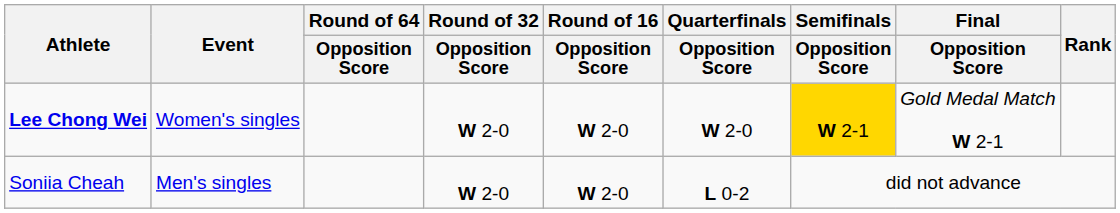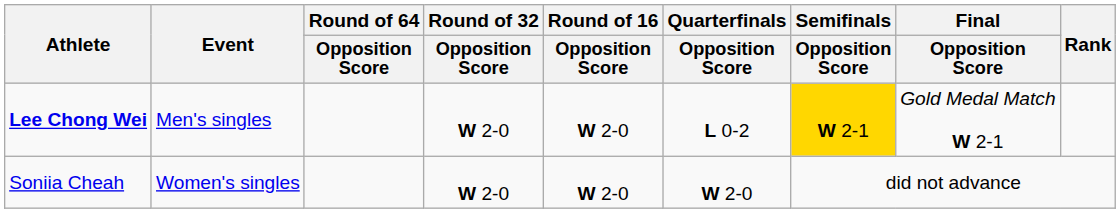(228, 120) Women's singles -> (214, 120) Men's singles
(727, 131) W 2-0 -> (727, 131) L 0-2
(214, 182) Men's singles -> (228, 182) Women's singles
(727, 193) L 0-2 -> (727, 193) W 2-0
